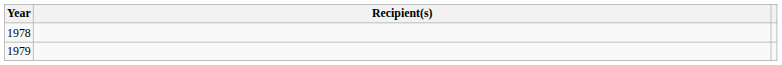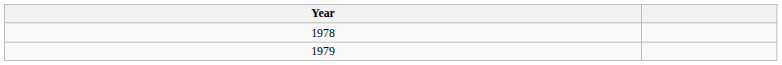- column: (402, 13)
